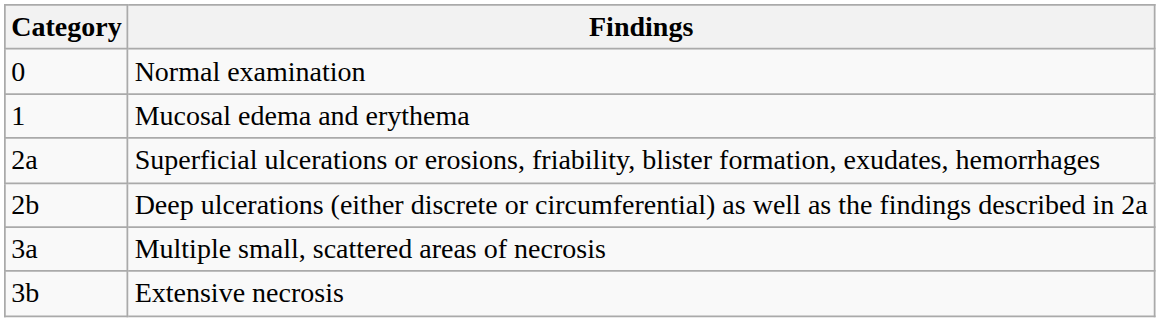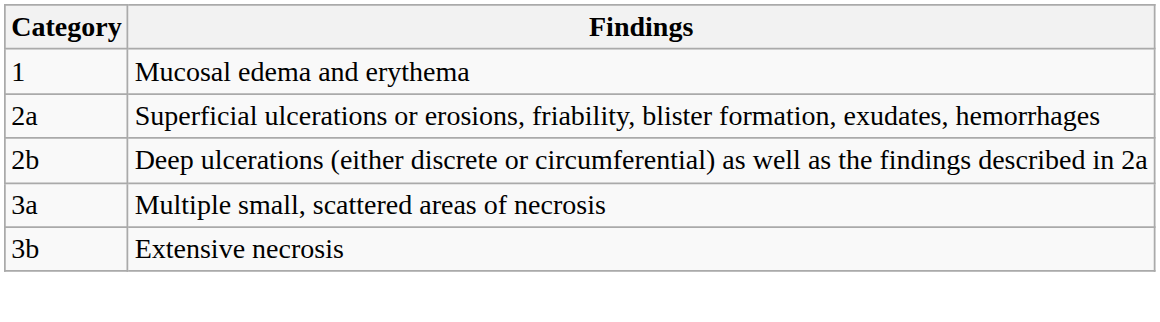- row: (250, 71)
